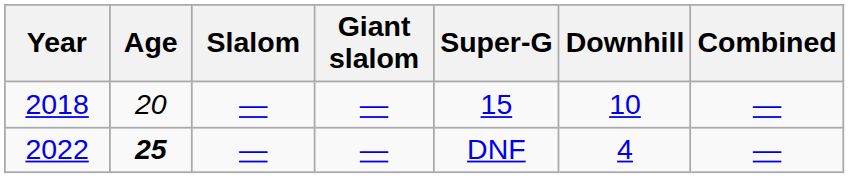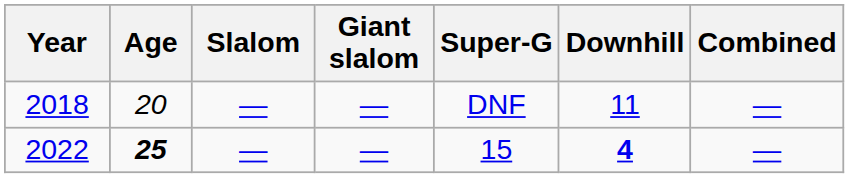(496, 104) 15 -> (496, 104) DNF
(625, 104) 10 -> (625, 104) 11
(496, 149) DNF -> (496, 149) 15
(625, 149) normal -> (625, 149) bold
